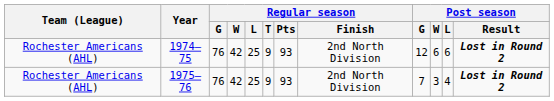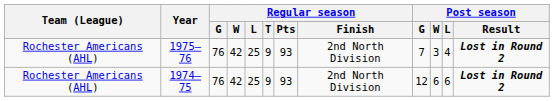rows swapped: (185, 53) <-> (185, 82)
